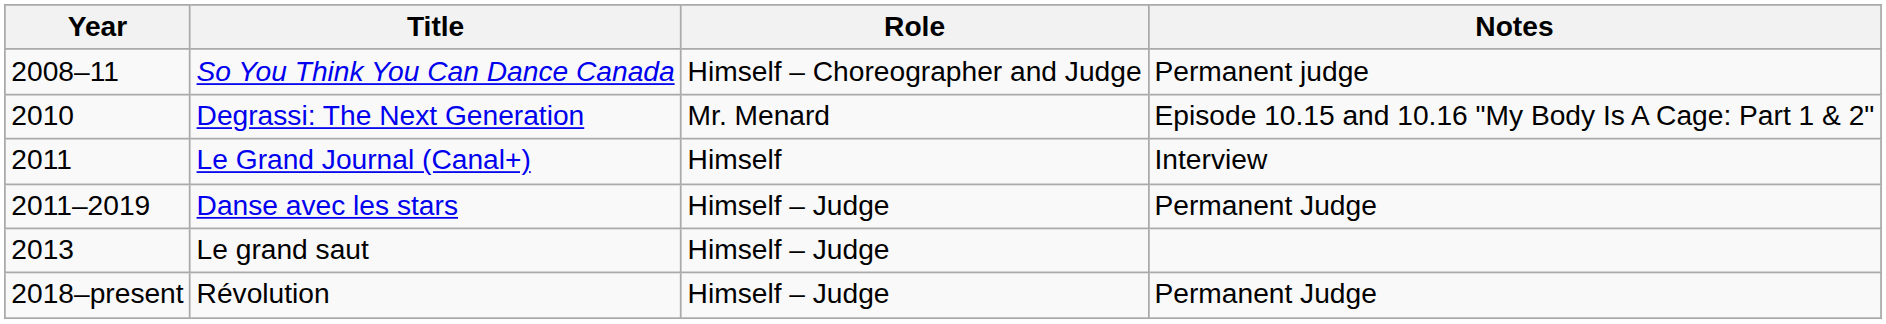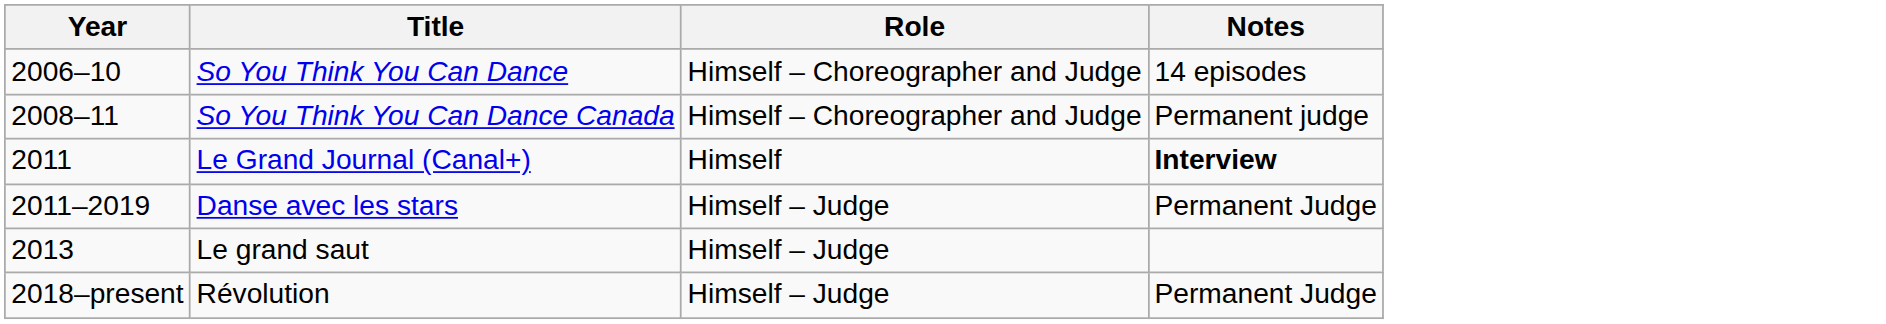+ row: (382, 71)
- row: (390, 116)
(1211, 160) normal -> (1216, 160) bold
